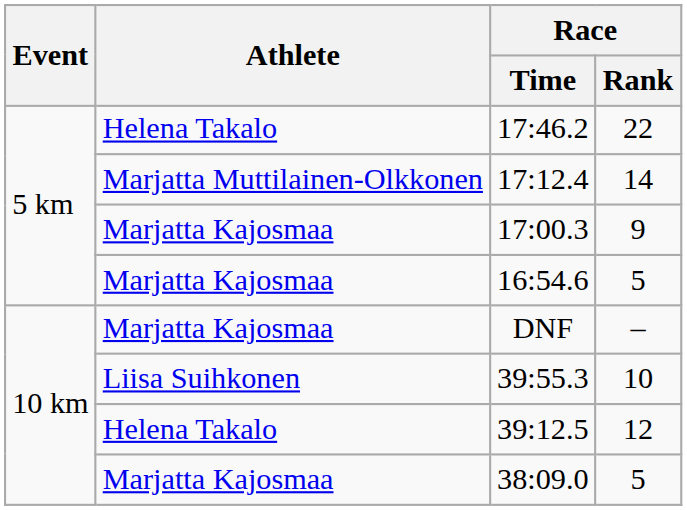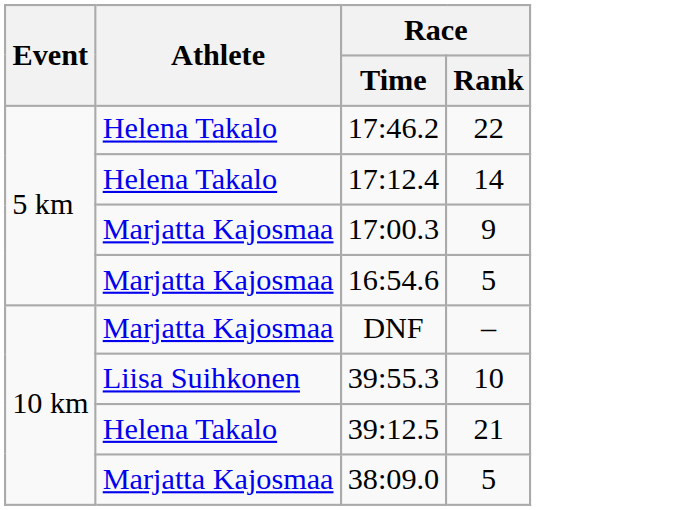(293, 179) Marjatta Muttilainen-Olkkonen -> (190, 179) Helena Takalo
(638, 428) 12 -> (489, 428) 21
